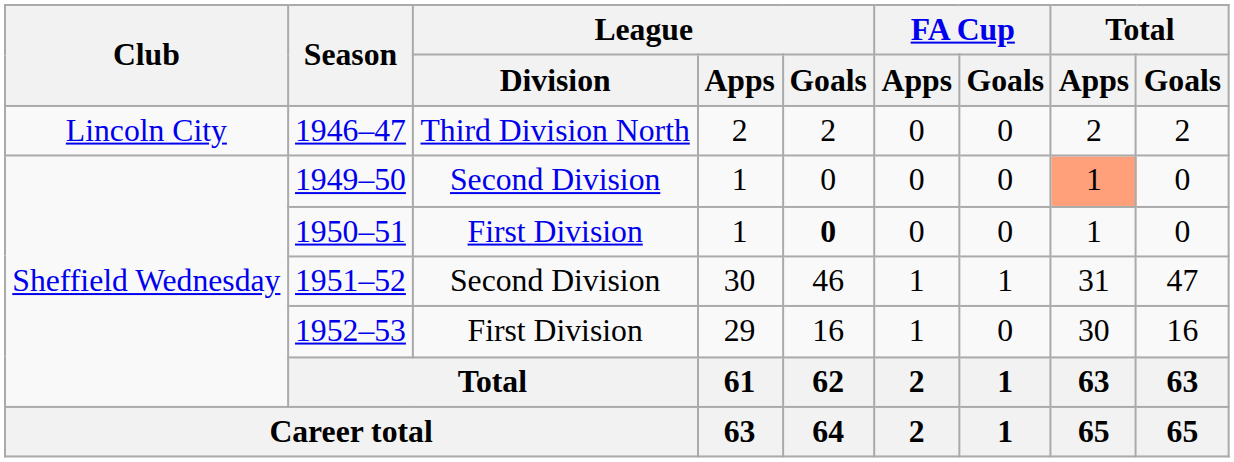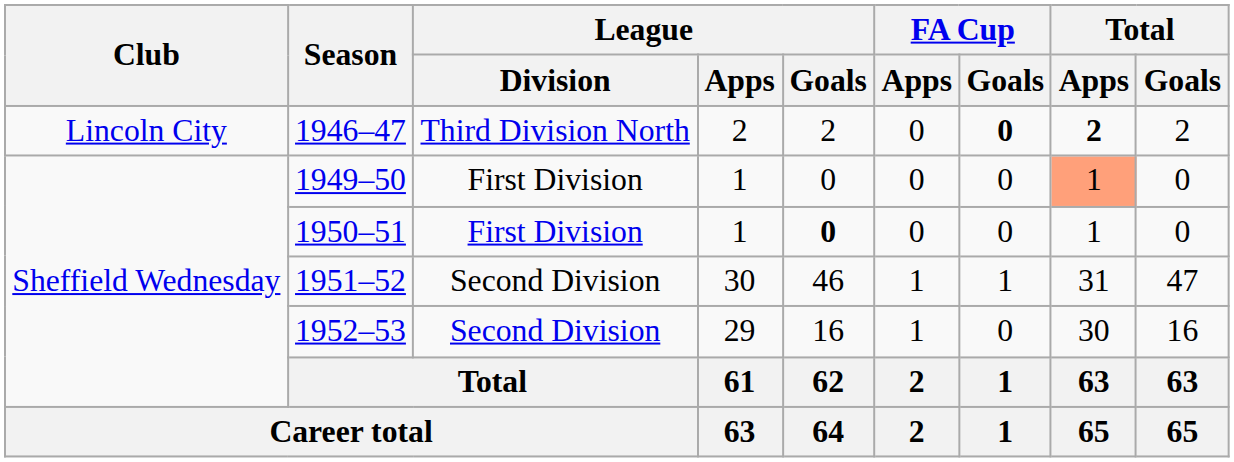(1005, 130) normal -> (1005, 130) bold
(1094, 130) normal -> (1094, 130) bold
(555, 180) Second Division -> (555, 180) First Division
(555, 331) First Division -> (555, 331) Second Division
